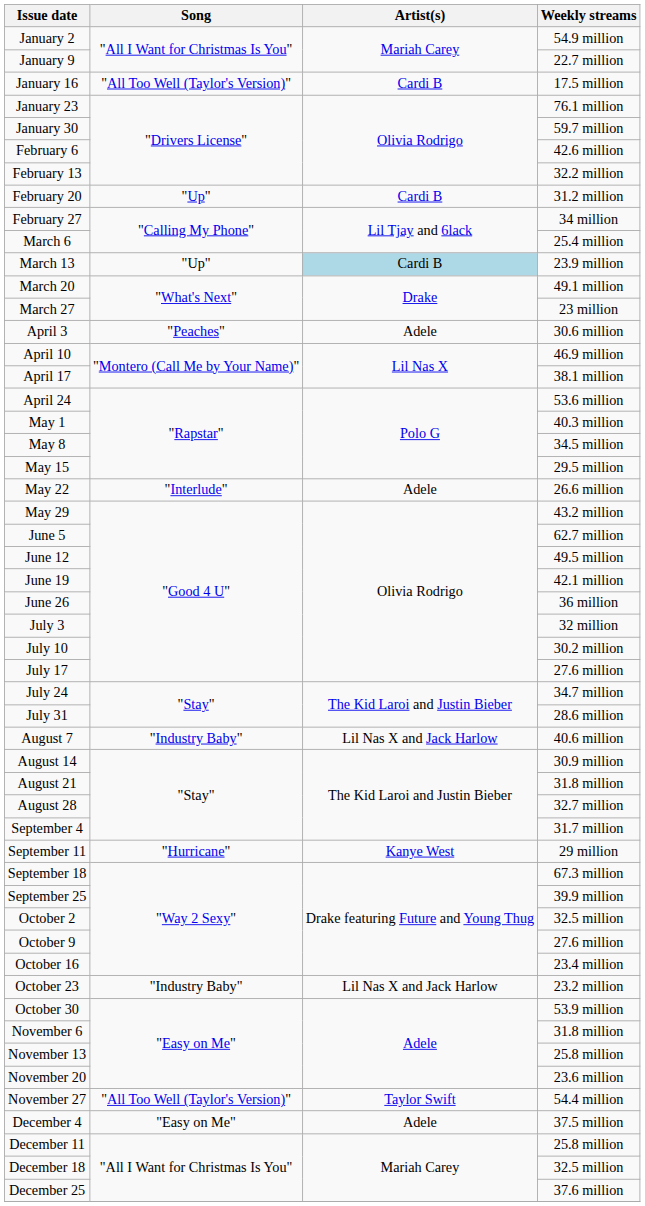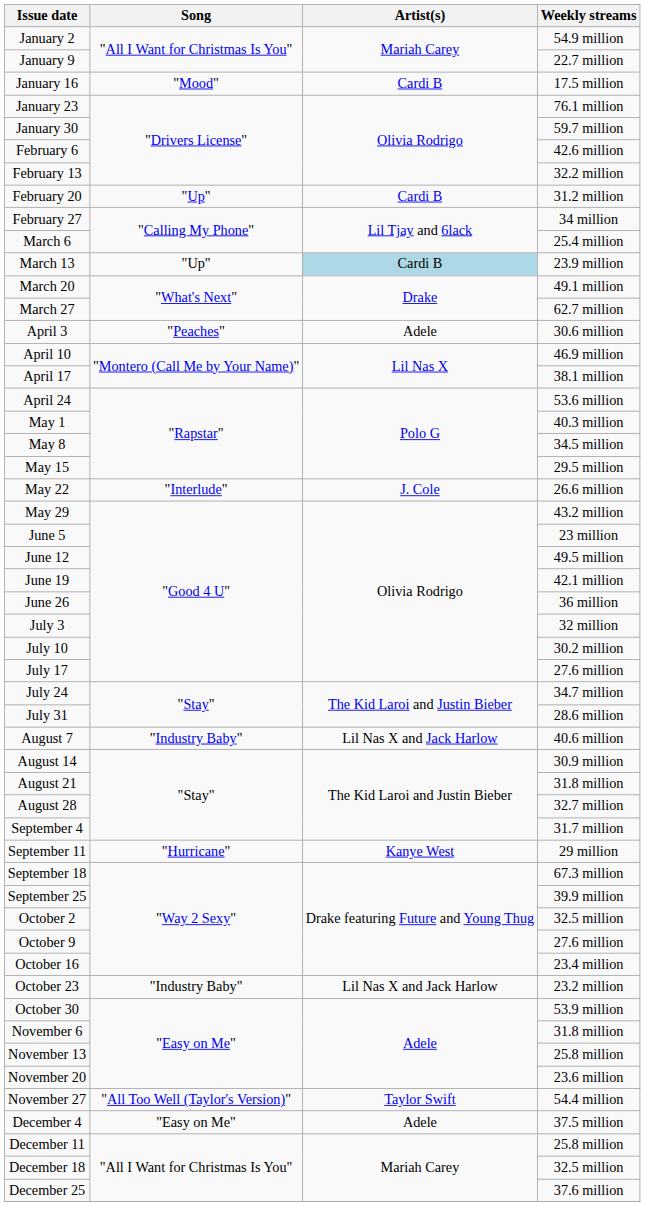(196, 83) "All Too Well (Taylor's Version)" -> (196, 83) "Mood"
(589, 309) 23 million -> (589, 309) 62.7 million
(420, 490) Adele -> (420, 490) J. Cole
(589, 535) 62.7 million -> (589, 535) 23 million
